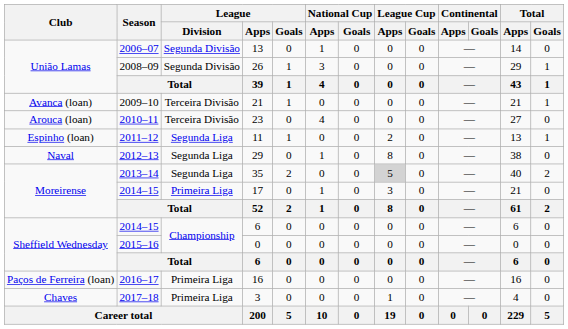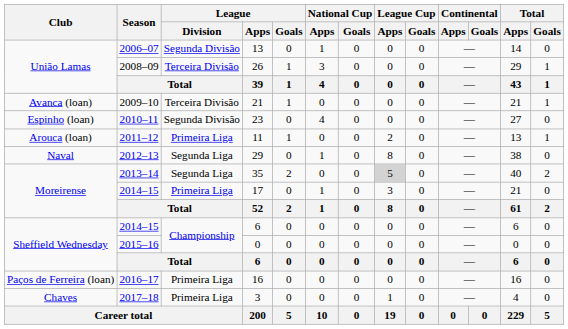(202, 66) Segunda Divisão -> (202, 66) Terceira Divisão
(61, 119) Arouca (loan) -> (61, 119) Espinho (loan)
(202, 119) Terceira Divisão -> (202, 119) Segunda Divisão
(61, 137) Espinho (loan) -> (61, 137) Arouca (loan)
(202, 137) Segunda Liga -> (202, 137) Primeira Liga
